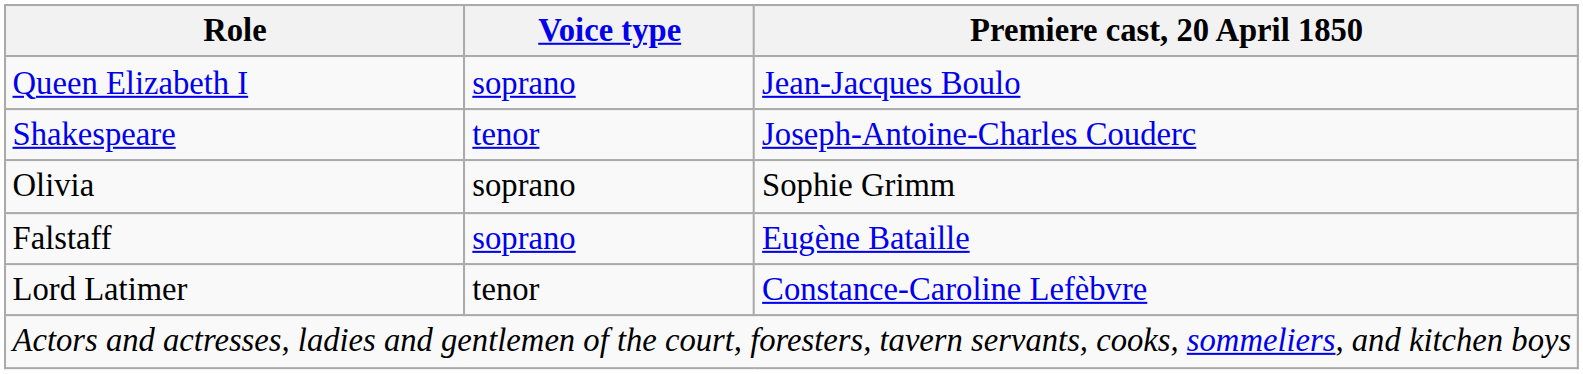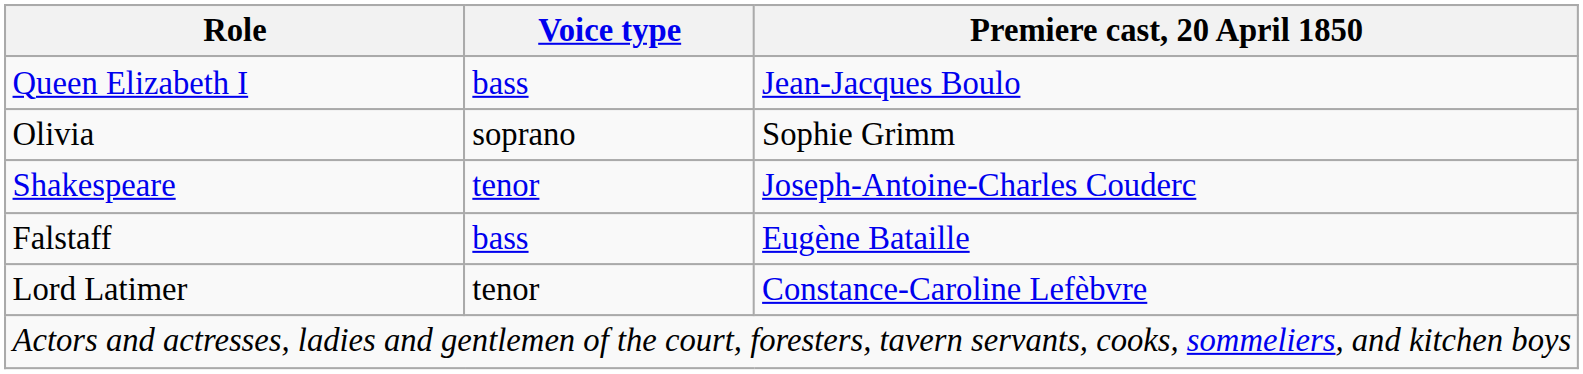(524, 82) soprano -> (500, 82) bass
rows swapped: (53, 185) <-> (94, 133)
(524, 237) soprano -> (500, 237) bass
